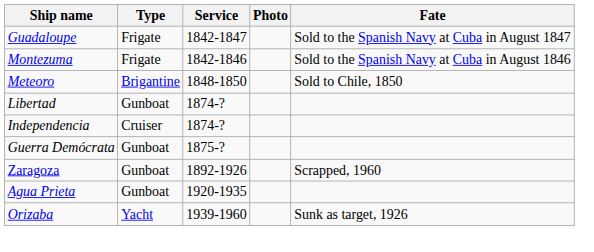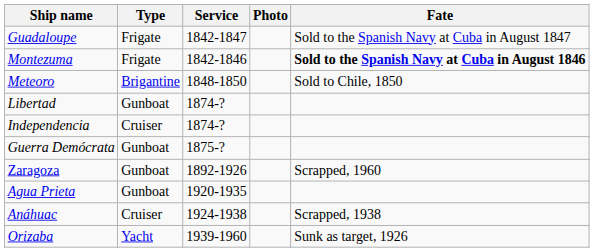(433, 59) normal -> (440, 59) bold
+ row: (32, 214)
